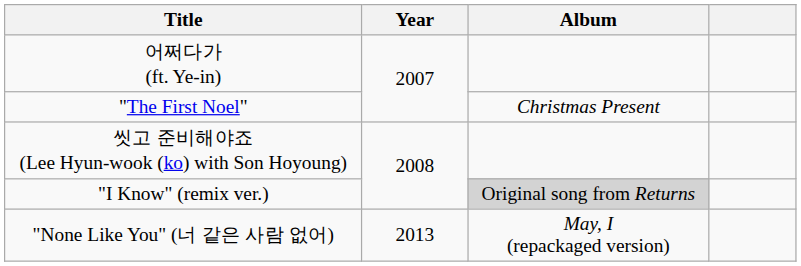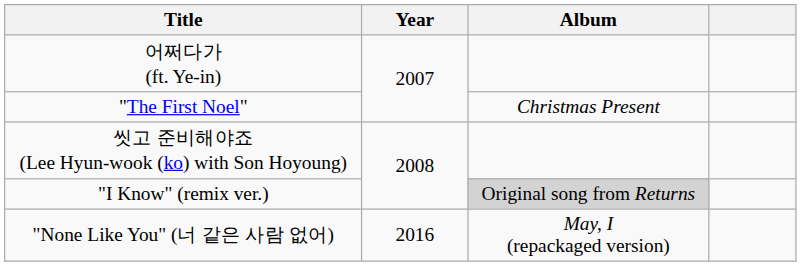(415, 235) 2013 -> (415, 235) 2016
